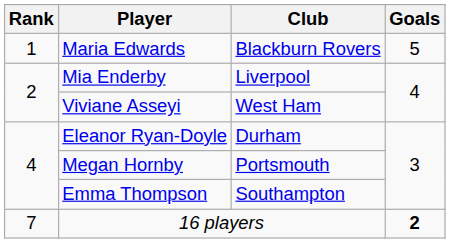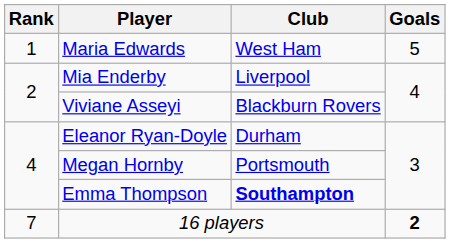(308, 48) Blackburn Rovers -> (278, 48) West Ham
(278, 106) West Ham -> (308, 106) Blackburn Rovers
(290, 194) normal -> (295, 194) bold
